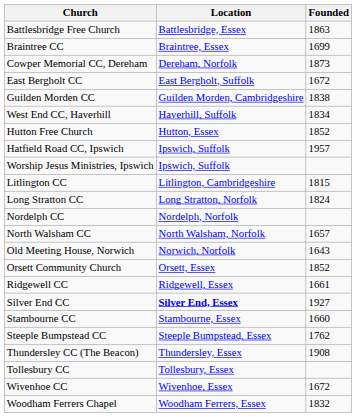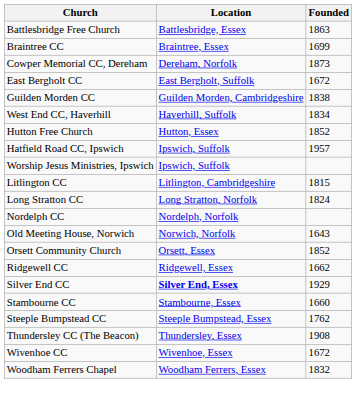- row: (49, 234)
(319, 285) 1661 -> (319, 268) 1662
(319, 302) 1927 -> (319, 285) 1929
- row: (38, 370)
